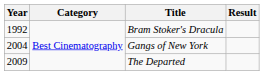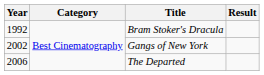(17, 45) 2004 -> (17, 45) 2002
(17, 62) 2009 -> (17, 62) 2006
